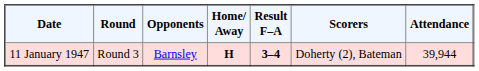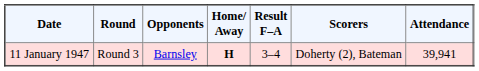(271, 54) bold -> (271, 54) normal
(440, 54) 39,944 -> (440, 54) 39,941
